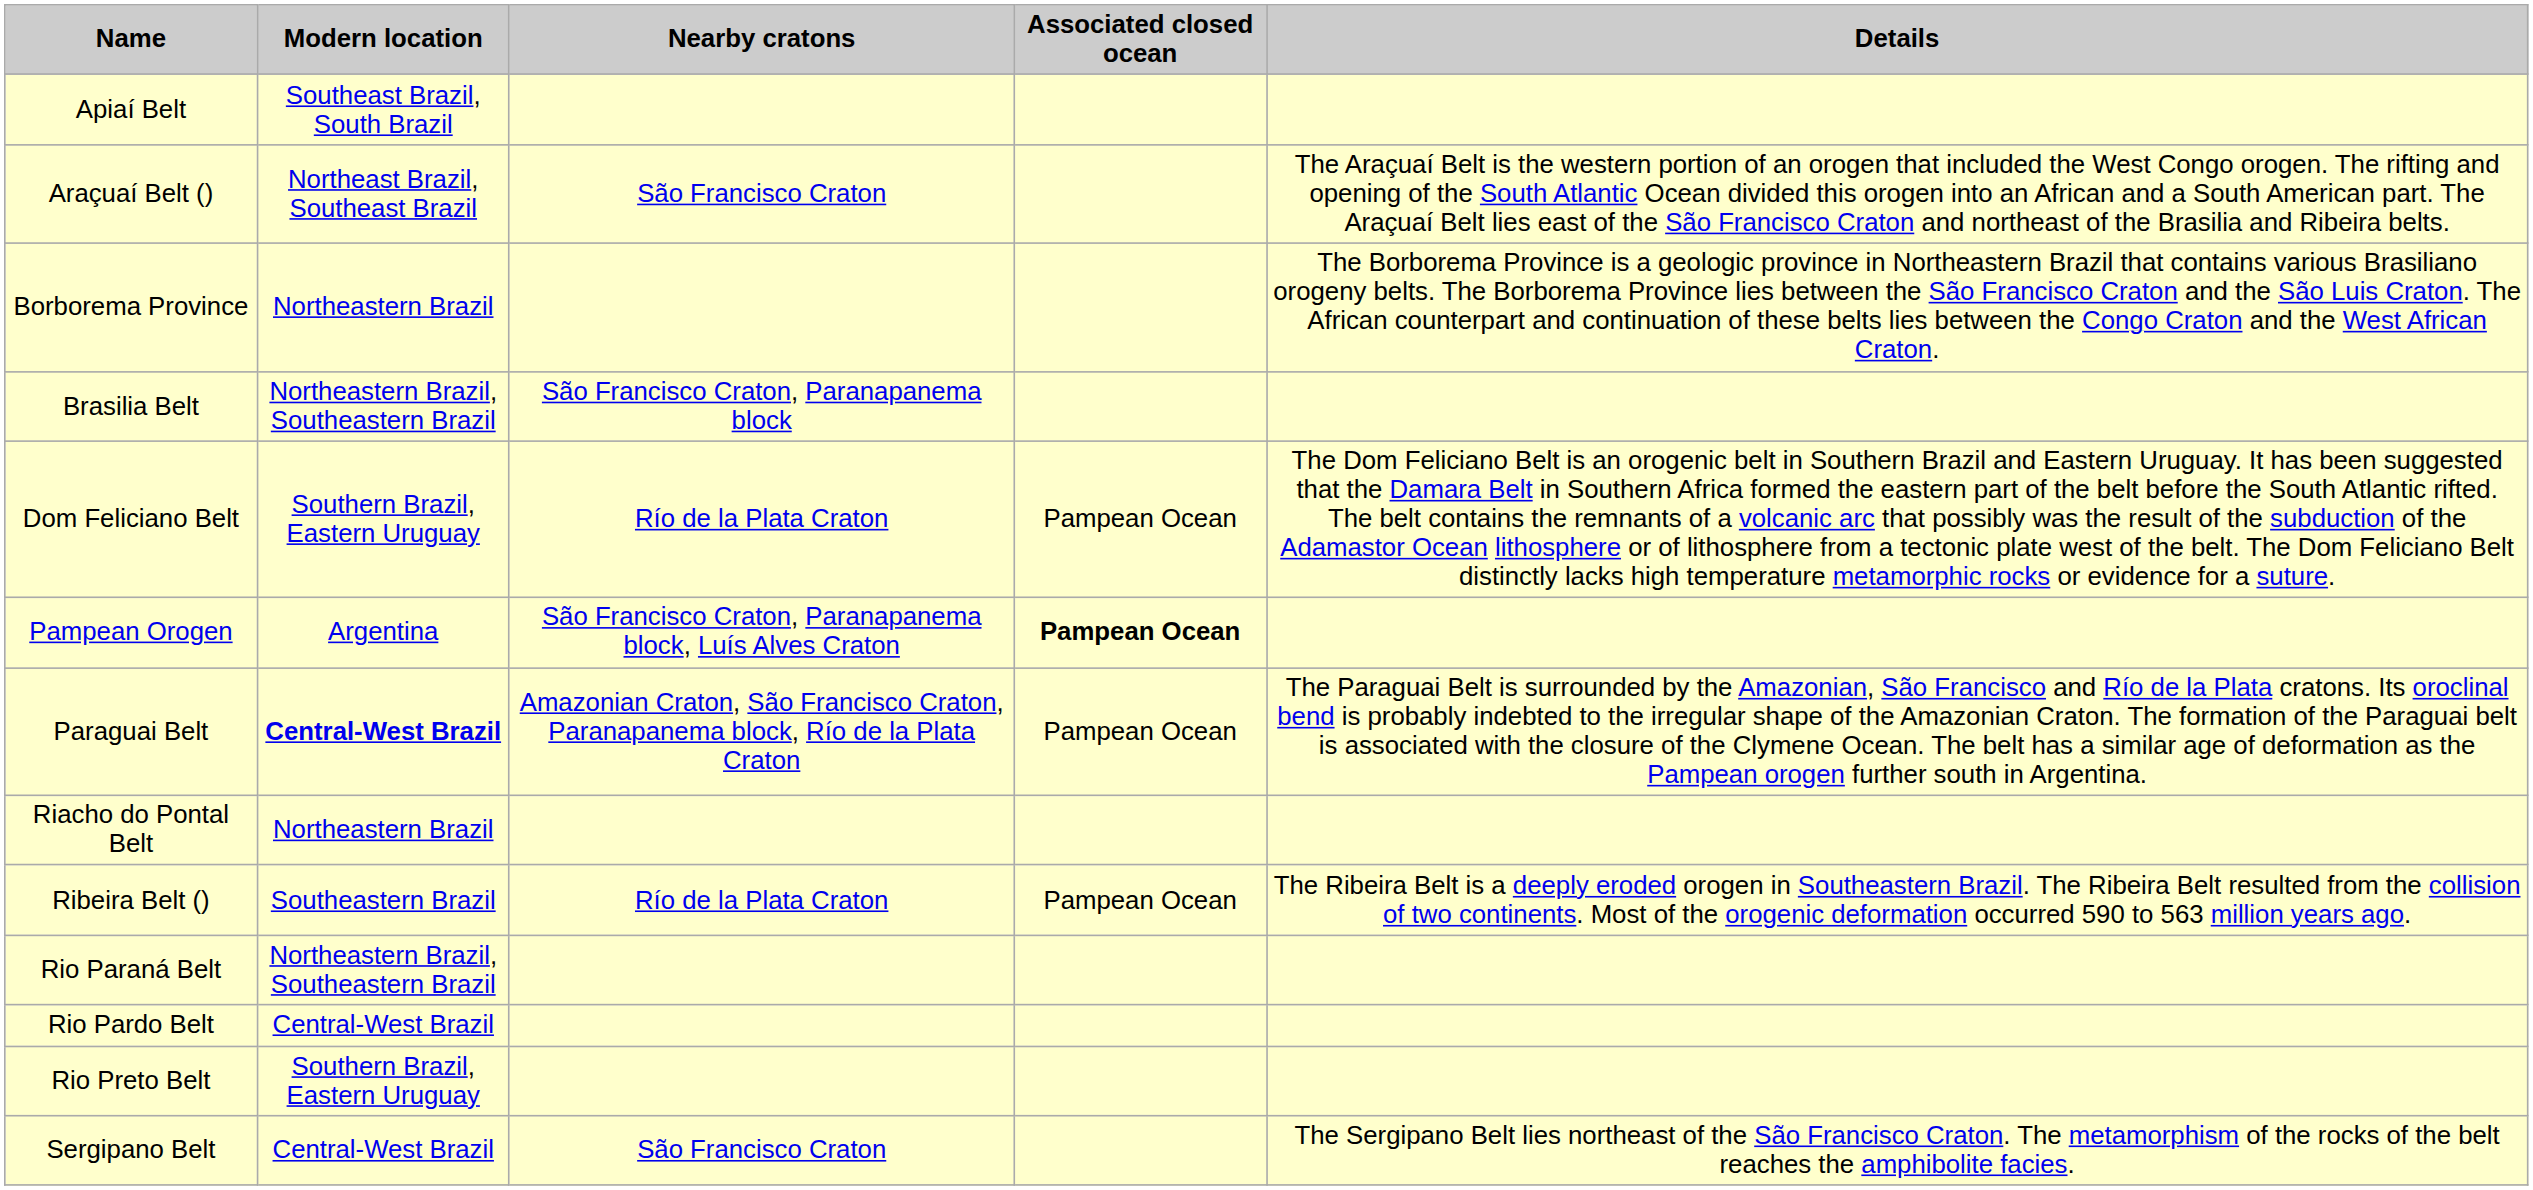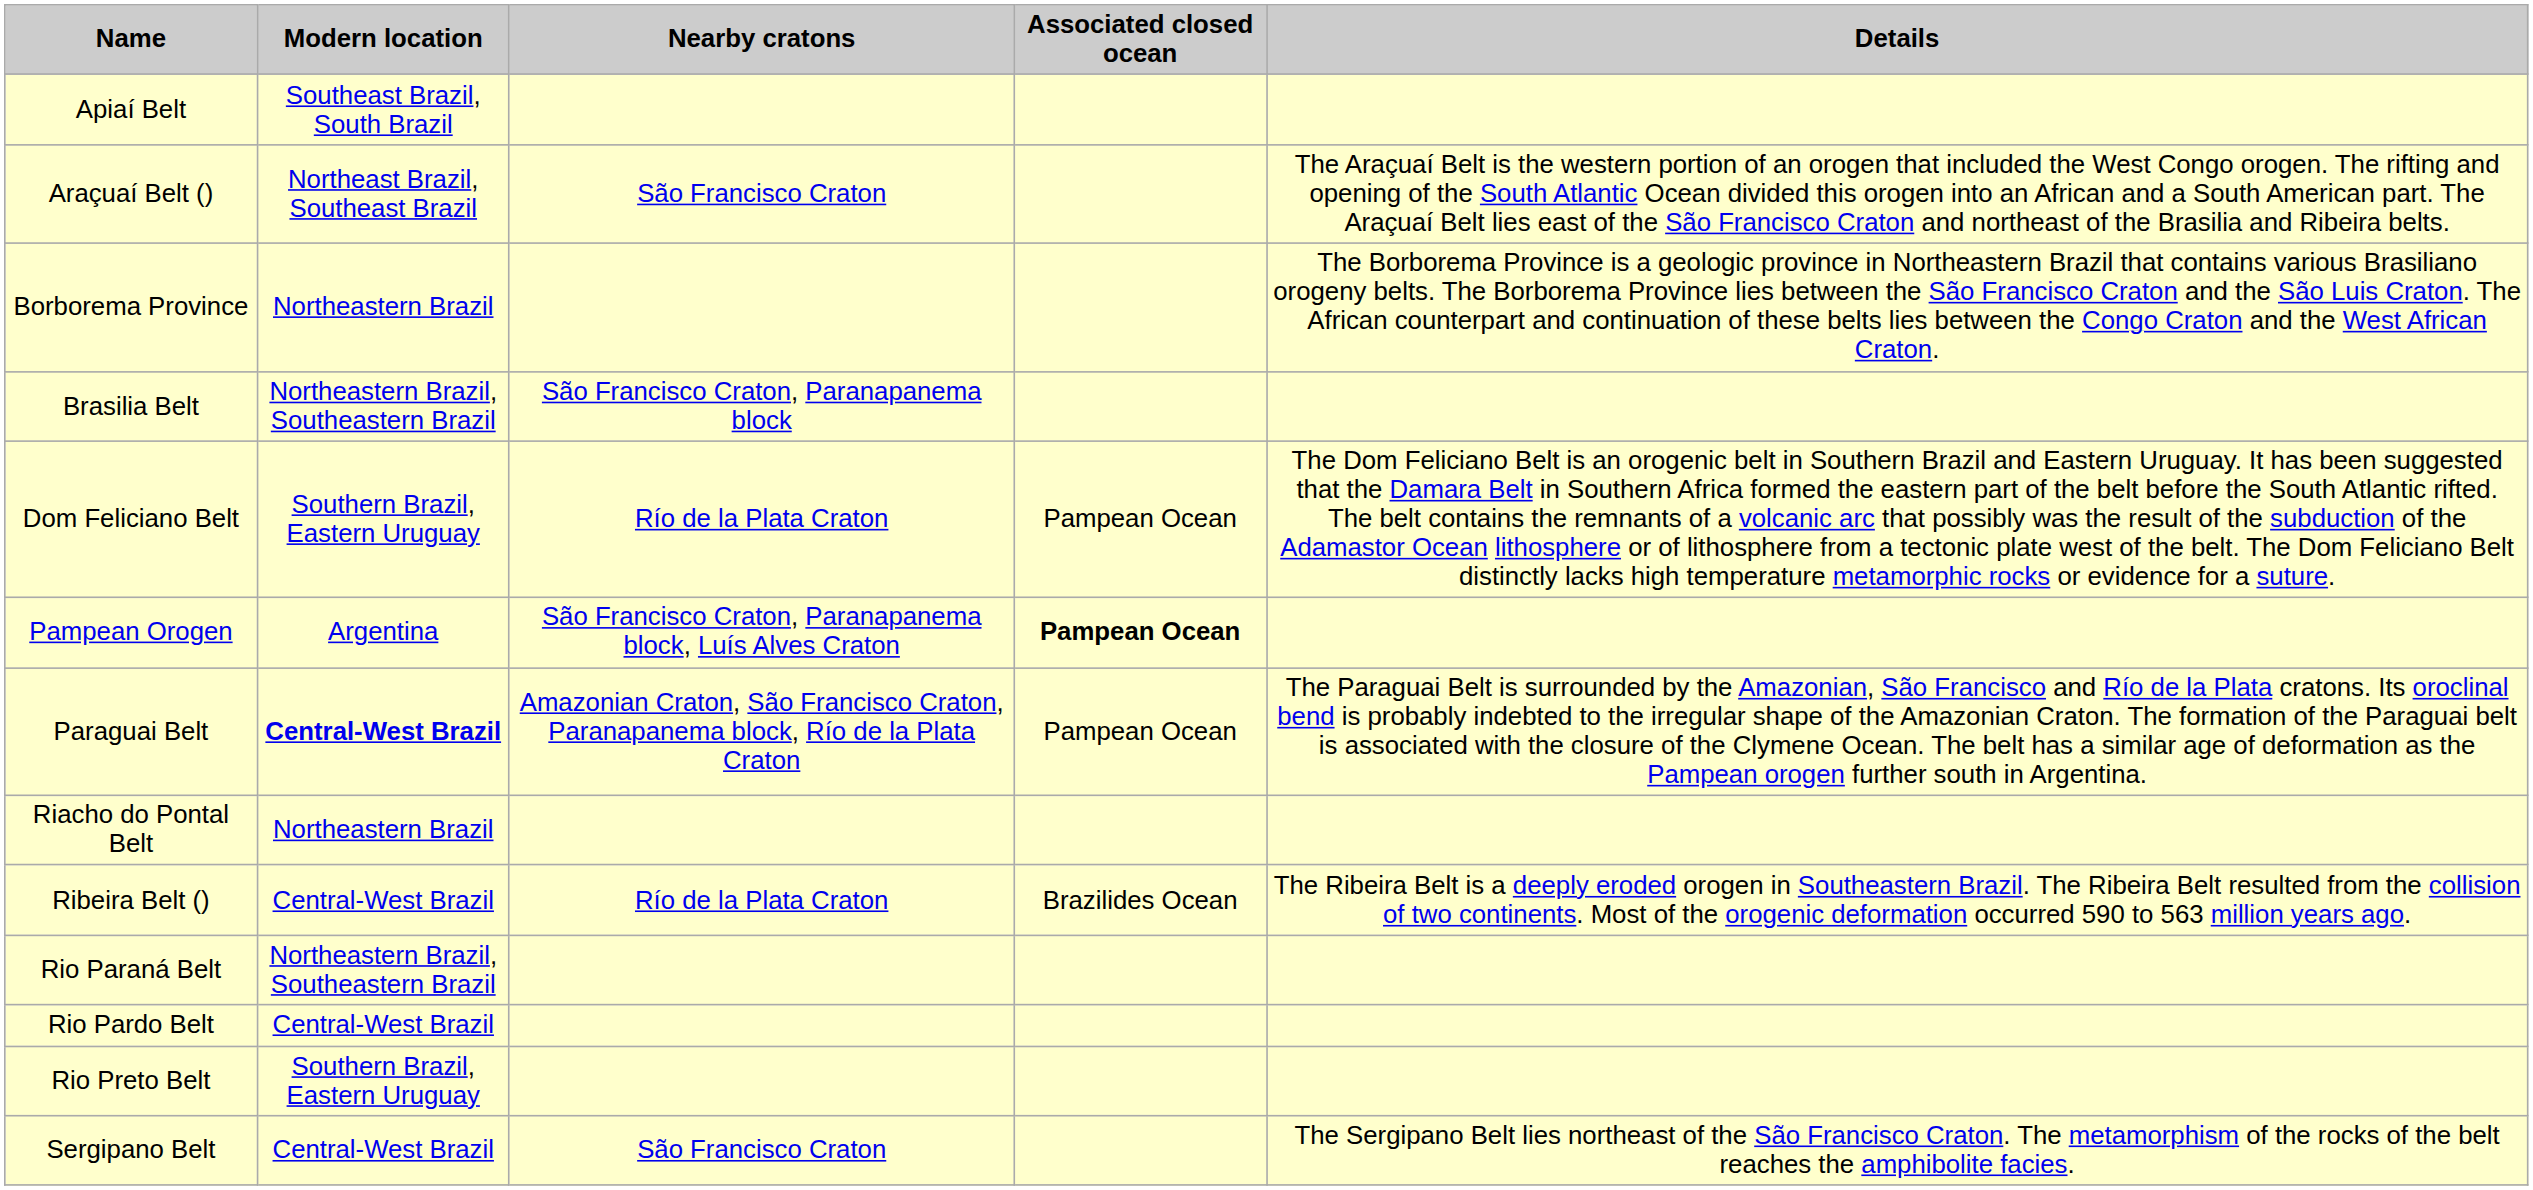(383, 899) Southeastern Brazil -> (383, 899) Central-West Brazil
(1140, 899) Pampean Ocean -> (1140, 899) Brazilides Ocean
